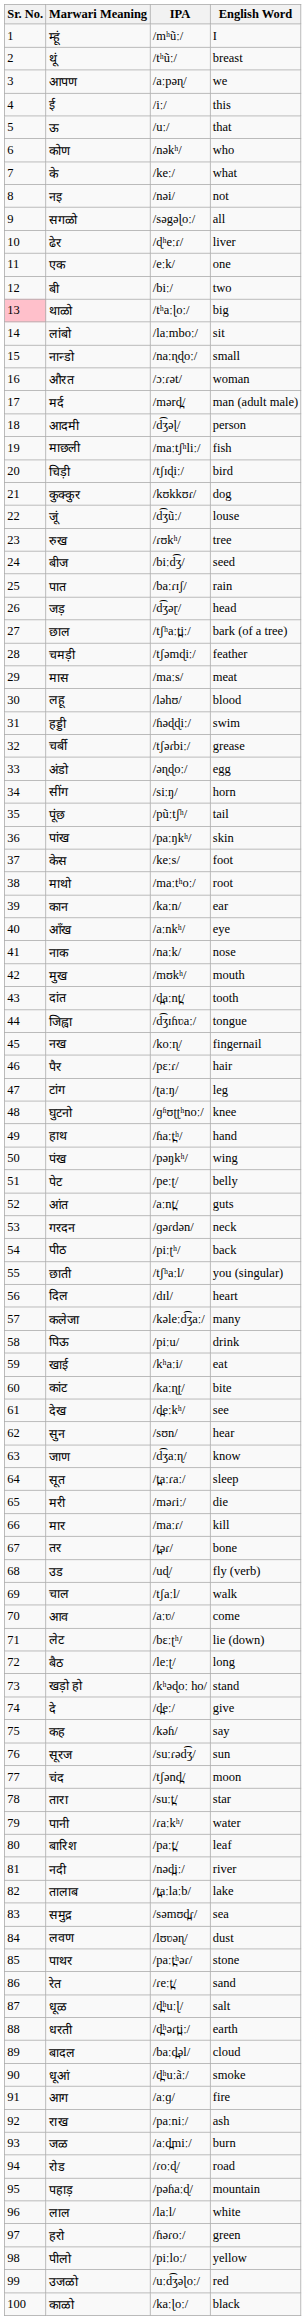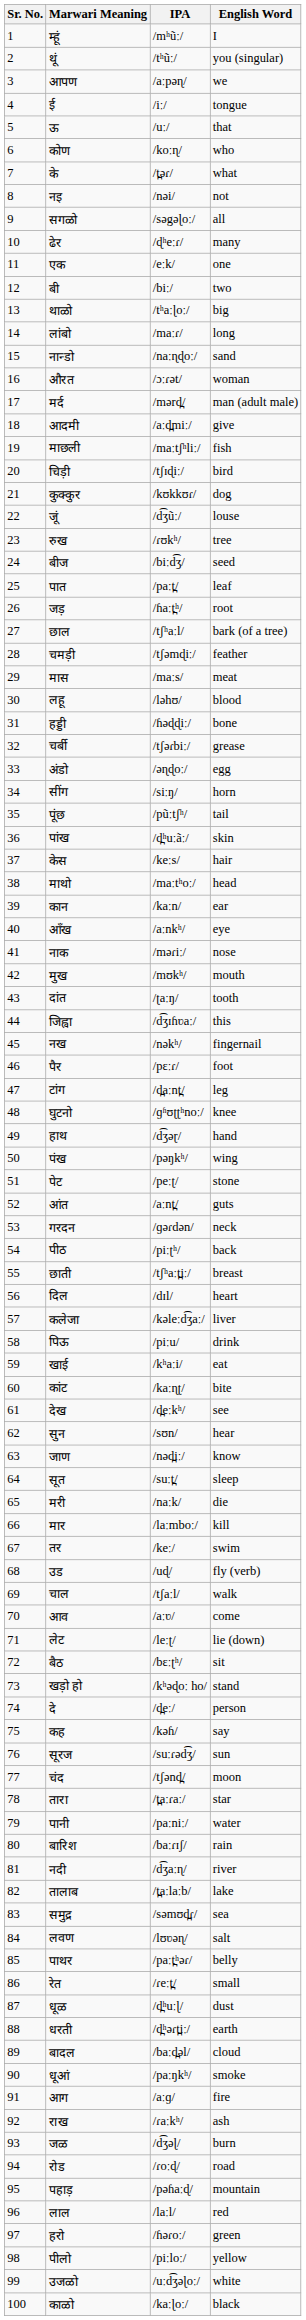(228, 58) breast -> (248, 58) you (singular)
(222, 104) this -> (230, 104) tongue
(167, 150) /nəkʰ/ -> (167, 150) /koːɳ/
(164, 173) /keː/ -> (163, 173) /t̪əɾ/
(224, 241) liver -> (227, 241) many
(14, 310) pink background -> (14, 310) no background
(175, 333) /laːmboː/ -> (168, 333) /maːɾ/
(219, 333) sit -> (224, 333) long
(226, 356) small -> (224, 356) sand
(167, 425) /d͡ʒəɭ/ -> (172, 425) /aːd̪miː/
(229, 425) person -> (224, 425) give
(170, 585) /baːɾɪʃ/ -> (166, 585) /paːt̪/
(223, 585) rain -> (222, 585) leaf
(167, 608) /d͡ʒəɽ/ -> (168, 608) /ɦaːt̪ʰ/
(225, 608) head -> (223, 608) root
(172, 631) /tʃʰaːt̪iː/ -> (168, 631) /tʃʰaːl/
(226, 723) swim -> (225, 723) bone
(172, 837) /paːŋkʰ/ -> (171, 837) /d̪ʰuːãː/
(223, 860) foot -> (223, 860) hair
(223, 883) root -> (225, 883) head
(167, 952) /naːk/ -> (169, 952) /məɾiː/
(169, 998) /d̪aːnt̪/ -> (166, 998) /ʈaːŋ/
(230, 1020) tongue -> (222, 1020) this
(167, 1043) /koːɳ/ -> (167, 1043) /nəkʰ/
(223, 1066) hair -> (223, 1066) foot
(166, 1089) /ʈaːŋ/ -> (169, 1089) /d̪aːnt̪/
(168, 1135) /ɦaːt̪ʰ/ -> (167, 1135) /d͡ʒəɽ/
(225, 1181) belly -> (226, 1181) stone
(168, 1273) /tʃʰaːl/ -> (172, 1273) /tʃʰaːt̪iː/
(248, 1273) you (singular) -> (228, 1273) breast
(227, 1318) many -> (224, 1318) liver
(170, 1456) /d͡ʒaːɳ/ -> (169, 1456) /nəd̪iː/
(169, 1479) /t̪aːɾaː/ -> (165, 1479) /suːt̪/
(169, 1502) /məɾiː/ -> (167, 1502) /naːk/
(168, 1525) /maːɾ/ -> (175, 1525) /laːmboː/
(163, 1547) /t̪əɾ/ -> (164, 1547) /keː/
(225, 1547) bone -> (226, 1547) swim
(167, 1639) /bɛːʈʰ/ -> (164, 1639) /leːʈ/
(164, 1662) /leːʈ/ -> (167, 1662) /bɛːʈʰ/
(224, 1662) long -> (219, 1662) sit
(224, 1708) give -> (229, 1708) person
(165, 1800) /suːt̪/ -> (169, 1800) /t̪aːɾaː/
(168, 1822) /ɾaːkʰ/ -> (170, 1822) /paːniː/
(166, 1845) /paːt̪/ -> (170, 1845) /baːɾɪʃ/
(222, 1845) leaf -> (223, 1845) rain
(169, 1868) /nəd̪iː/ -> (170, 1868) /d͡ʒaːɳ/
(223, 1937) dust -> (221, 1937) salt
(226, 1960) stone -> (225, 1960) belly
(224, 1983) sand -> (226, 1983) small
(221, 2006) salt -> (223, 2006) dust
(171, 2074) /d̪ʰuːãː/ -> (172, 2074) /paːŋkʰ/
(170, 2120) /paːniː/ -> (168, 2120) /ɾaːkʰ/
(172, 2143) /aːd̪miː/ -> (167, 2143) /d͡ʒəɭ/
(227, 2212) white -> (221, 2212) red
(221, 2281) red -> (227, 2281) white
